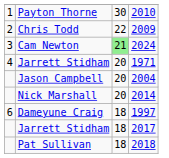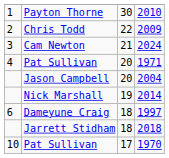(120, 46) lightgreen background -> (126, 46) no background
(64, 62) Jarrett Stidham -> (60, 62) Pat Sullivan
(120, 95) 20 -> (126, 95) 19
- row: (143, 128)
(54, 145) Pat Sullivan -> (70, 128) Jarrett Stidham
+ row: (149, 145)
